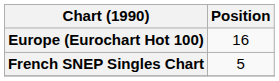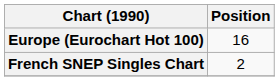(241, 64) 5 -> (241, 64) 2
